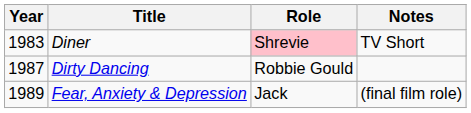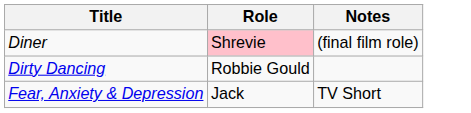- column: (26, 17)
(392, 42) TV Short -> (368, 42) (final film role)
(411, 94) (final film role) -> (349, 94) TV Short
